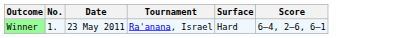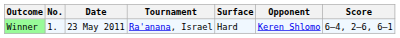+ column: (289, 11)
